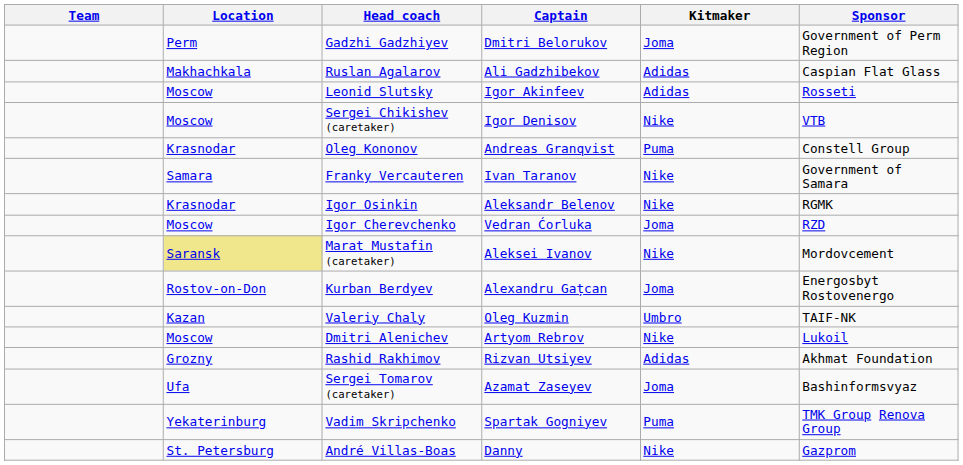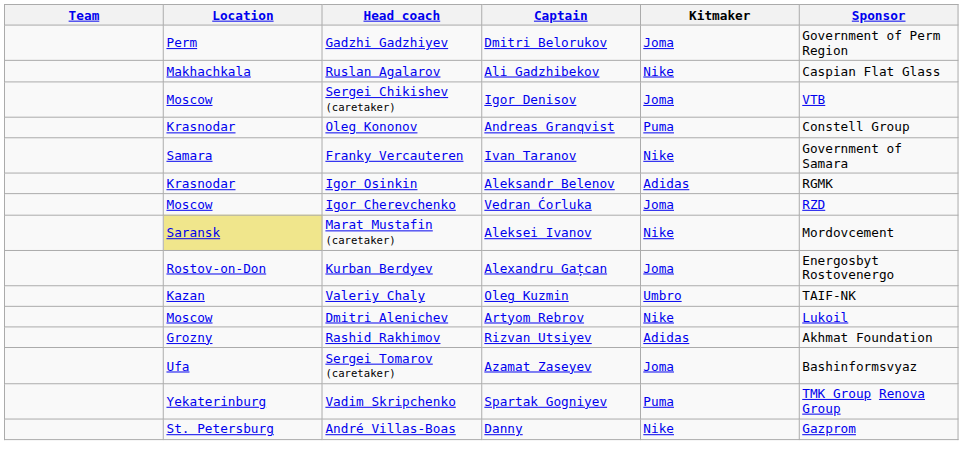(666, 71) Adidas -> (659, 71) Nike
- row: (379, 92)
(659, 120) Nike -> (659, 99) Joma
(659, 204) Nike -> (666, 184) Adidas
